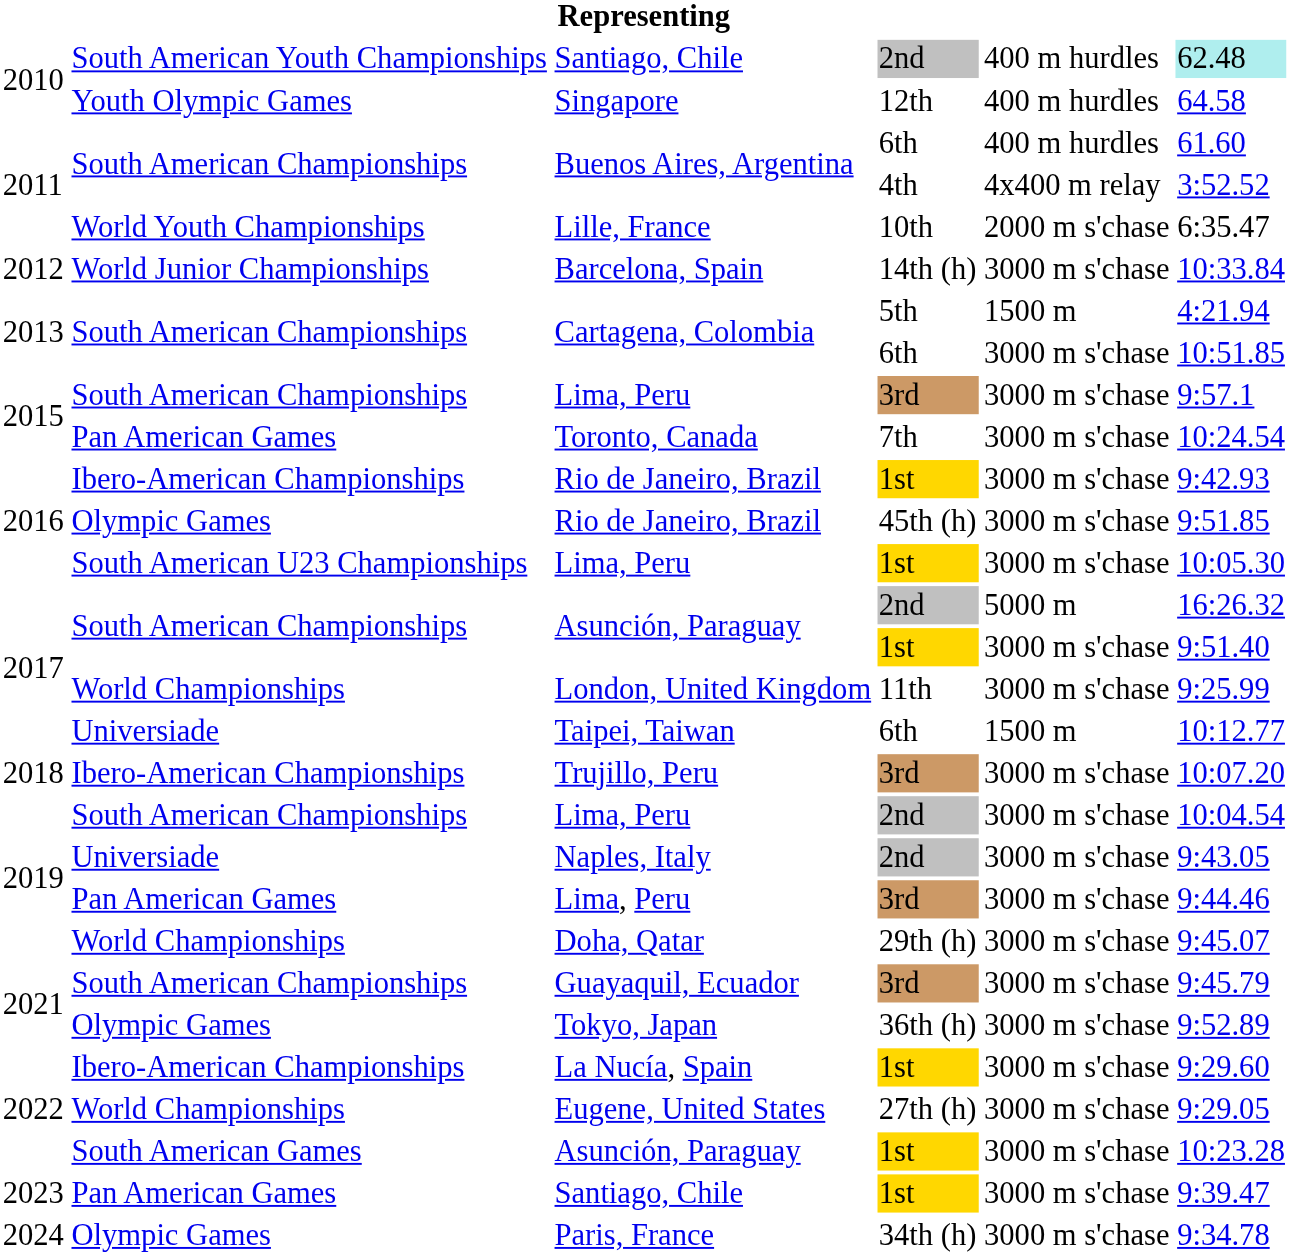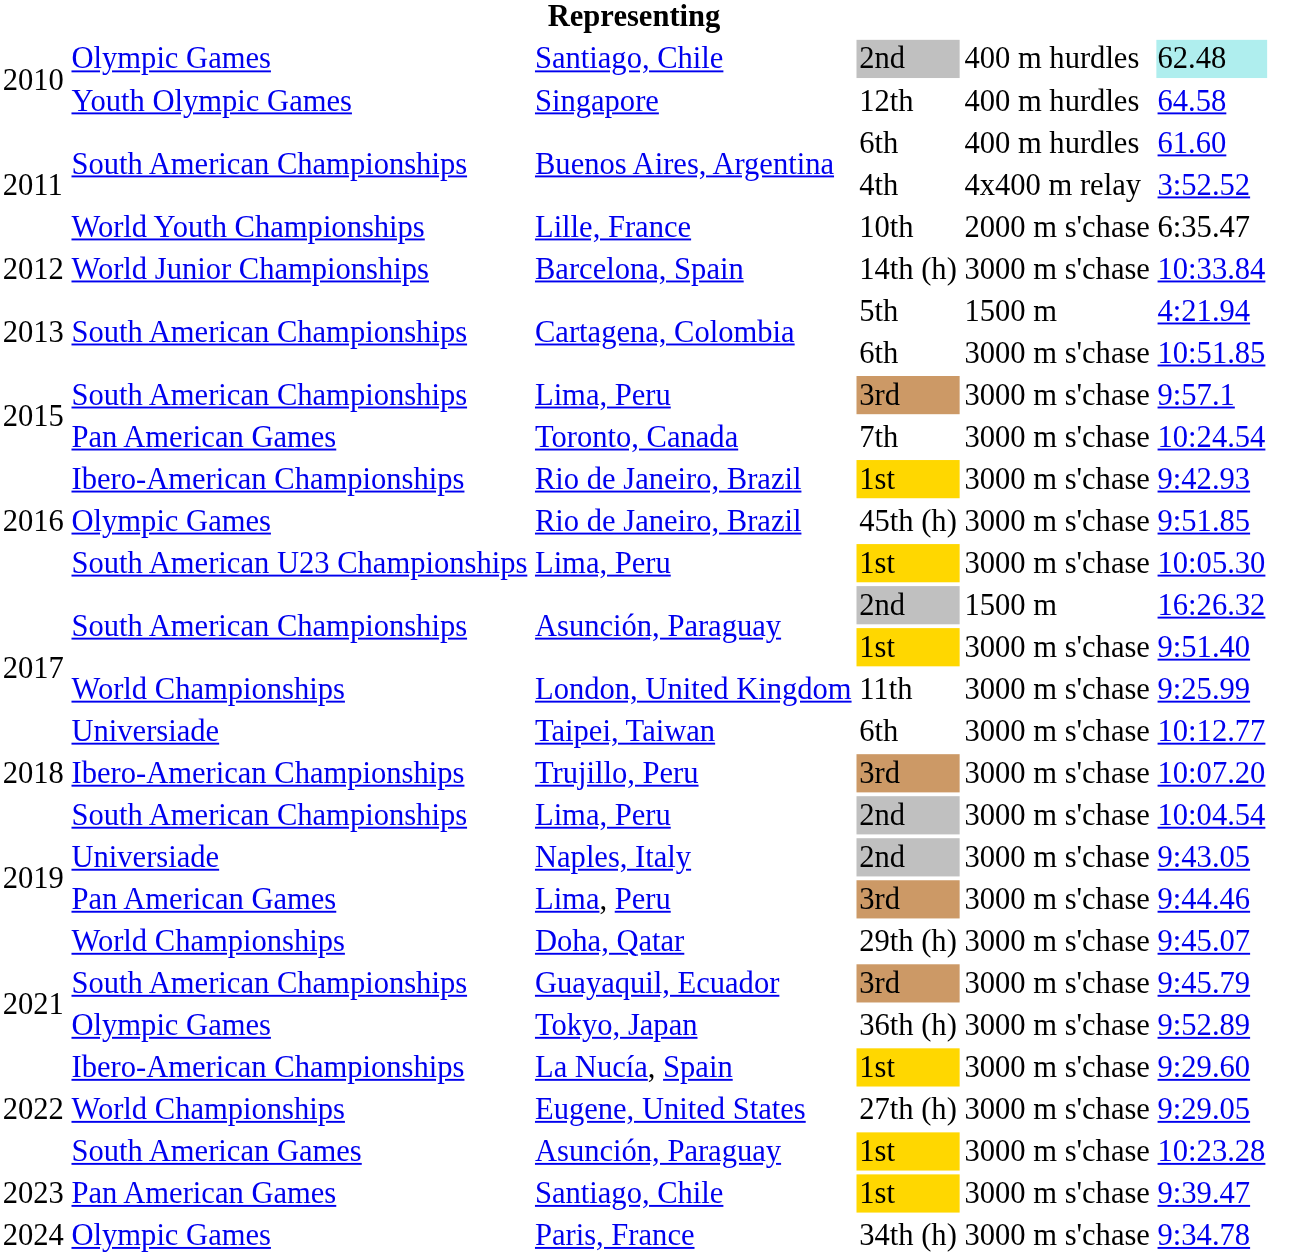(309, 58) South American Youth Championships -> (171, 58) Olympic Games
(1030, 604) 5000 m -> (1011, 604) 1500 m
(1030, 730) 1500 m -> (1057, 730) 3000 m s'chase
